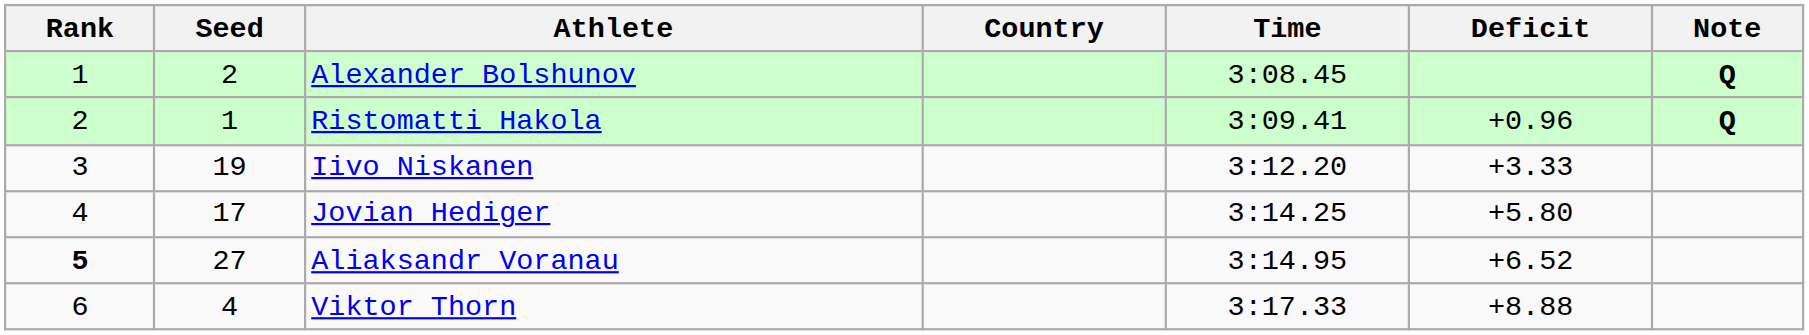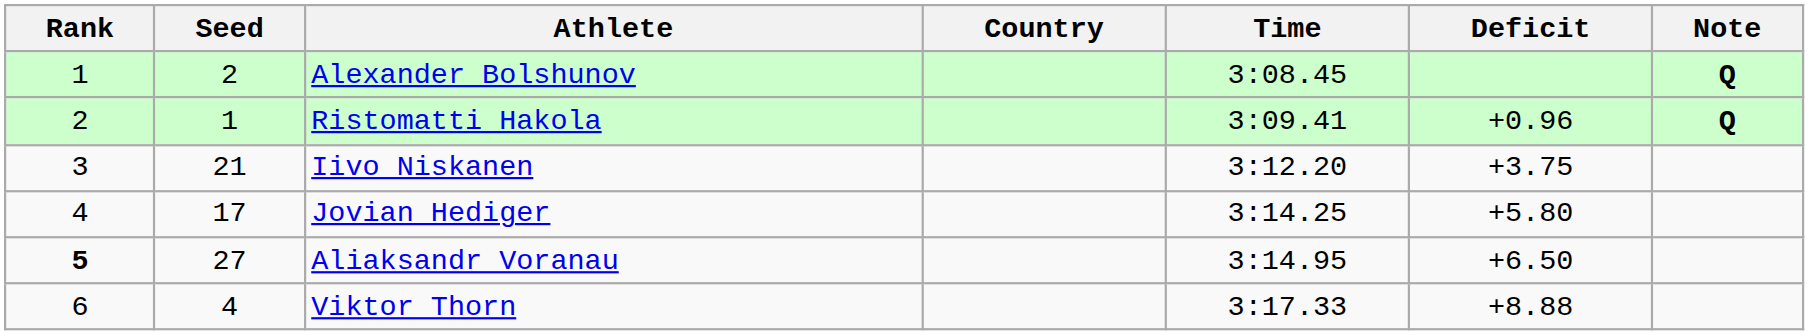(230, 167) 19 -> (230, 167) 21
(1531, 167) +3.33 -> (1531, 167) +3.75
(1531, 260) +6.52 -> (1531, 260) +6.50
